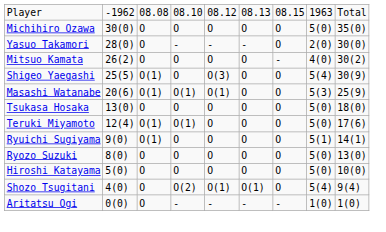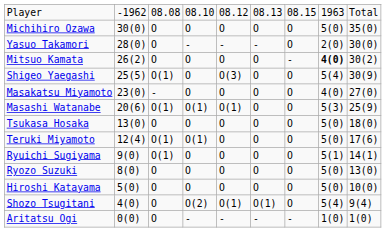(321, 60) normal -> (333, 60) bold
+ row: (60, 92)
